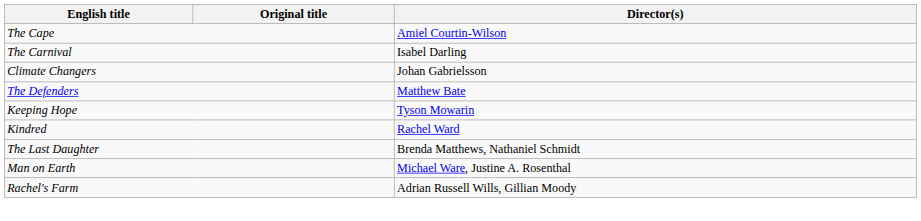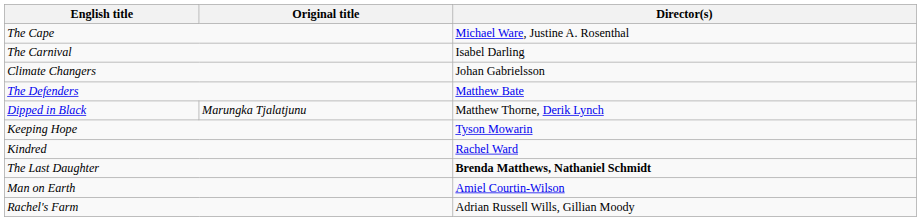(452, 33) Amiel Courtin-Wilson -> (542, 33) Michael Ware, Justine A. Rosenthal
+ row: (47, 110)
(489, 149) normal -> (553, 168) bold
(484, 168) Michael Ware, Justine A. Rosenthal -> (510, 187) Amiel Courtin-Wilson
